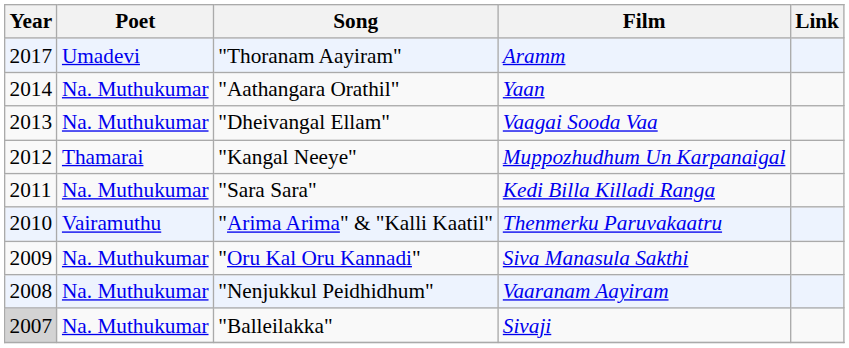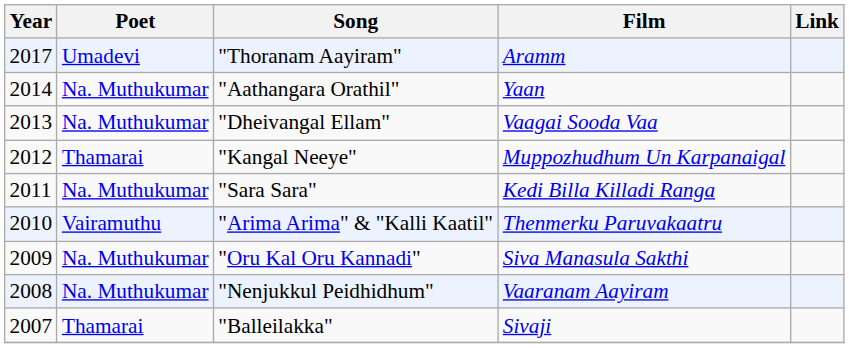(31, 325) lightgrey background -> (31, 325) no background
(135, 325) Na. Muthukumar -> (103, 325) Thamarai
